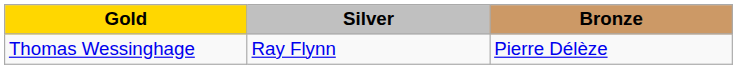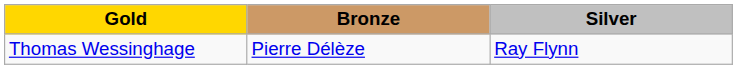columns swapped: (369, 19) <-> (611, 19)
